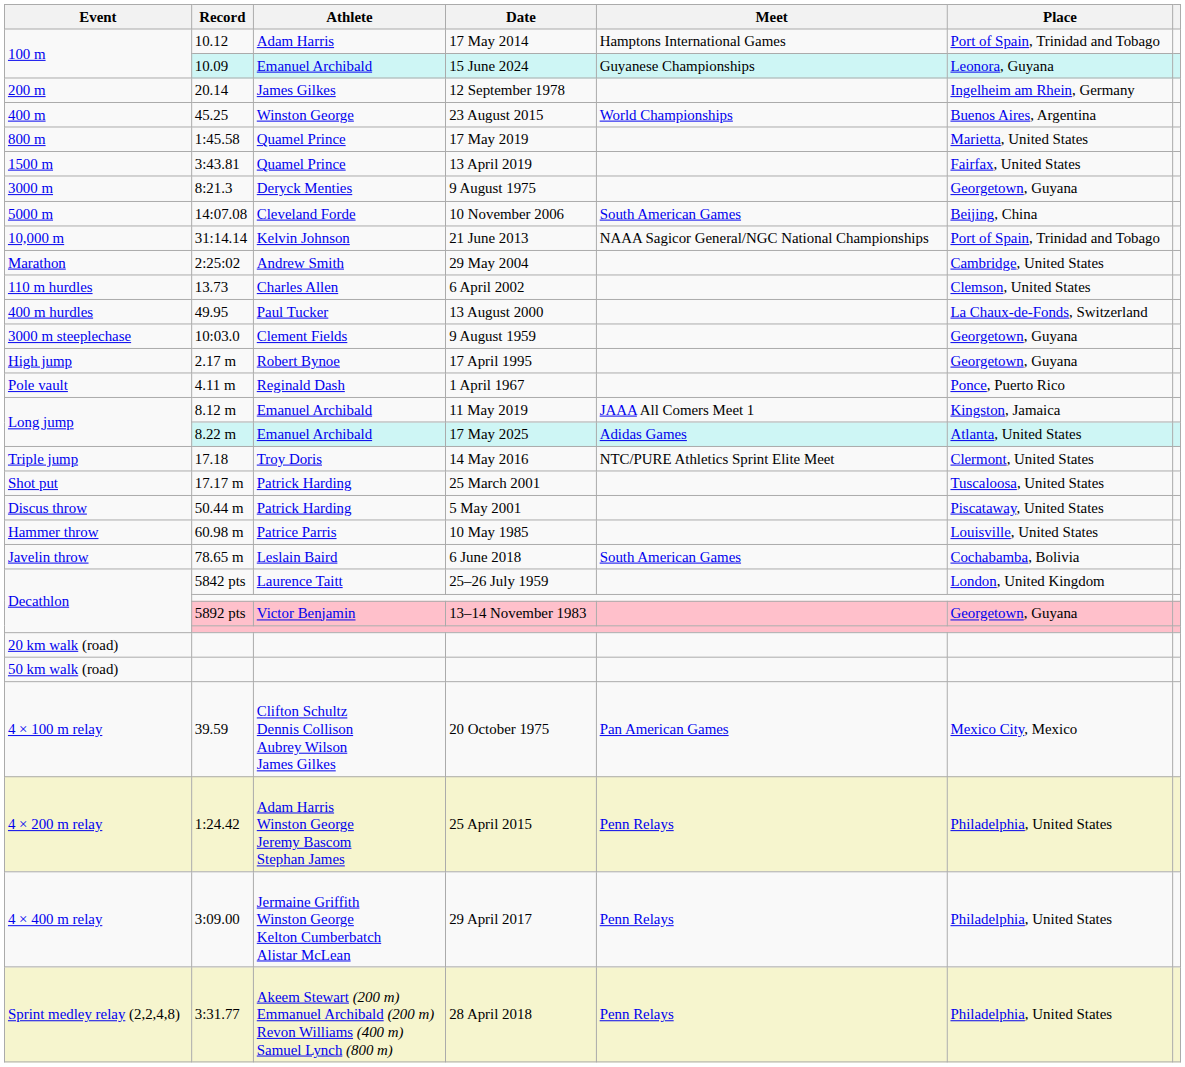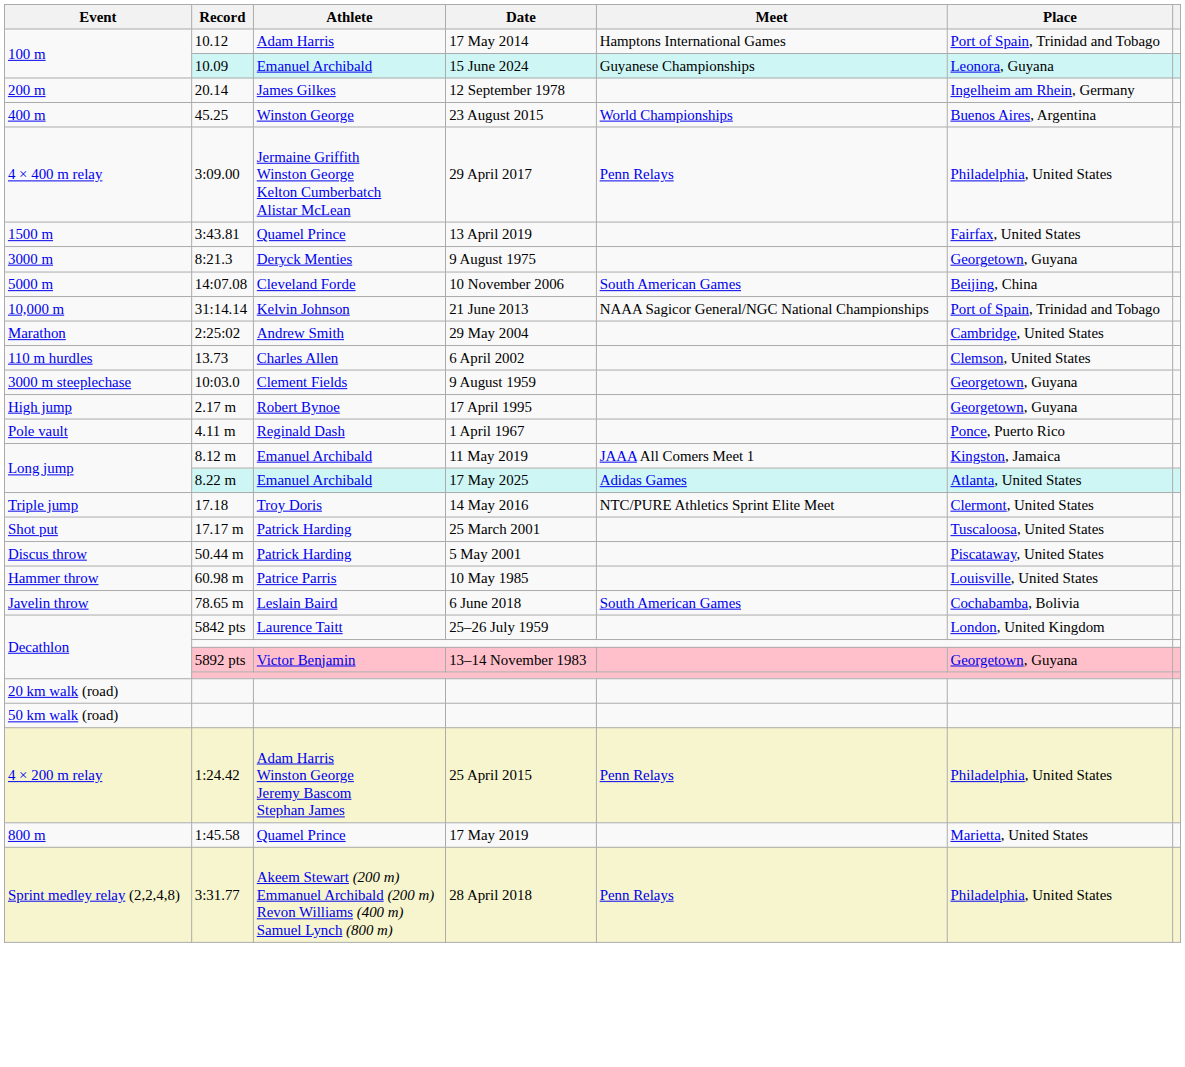rows swapped: (27, 139) <-> (55, 919)
- row: (51, 311)
- row: (55, 729)
